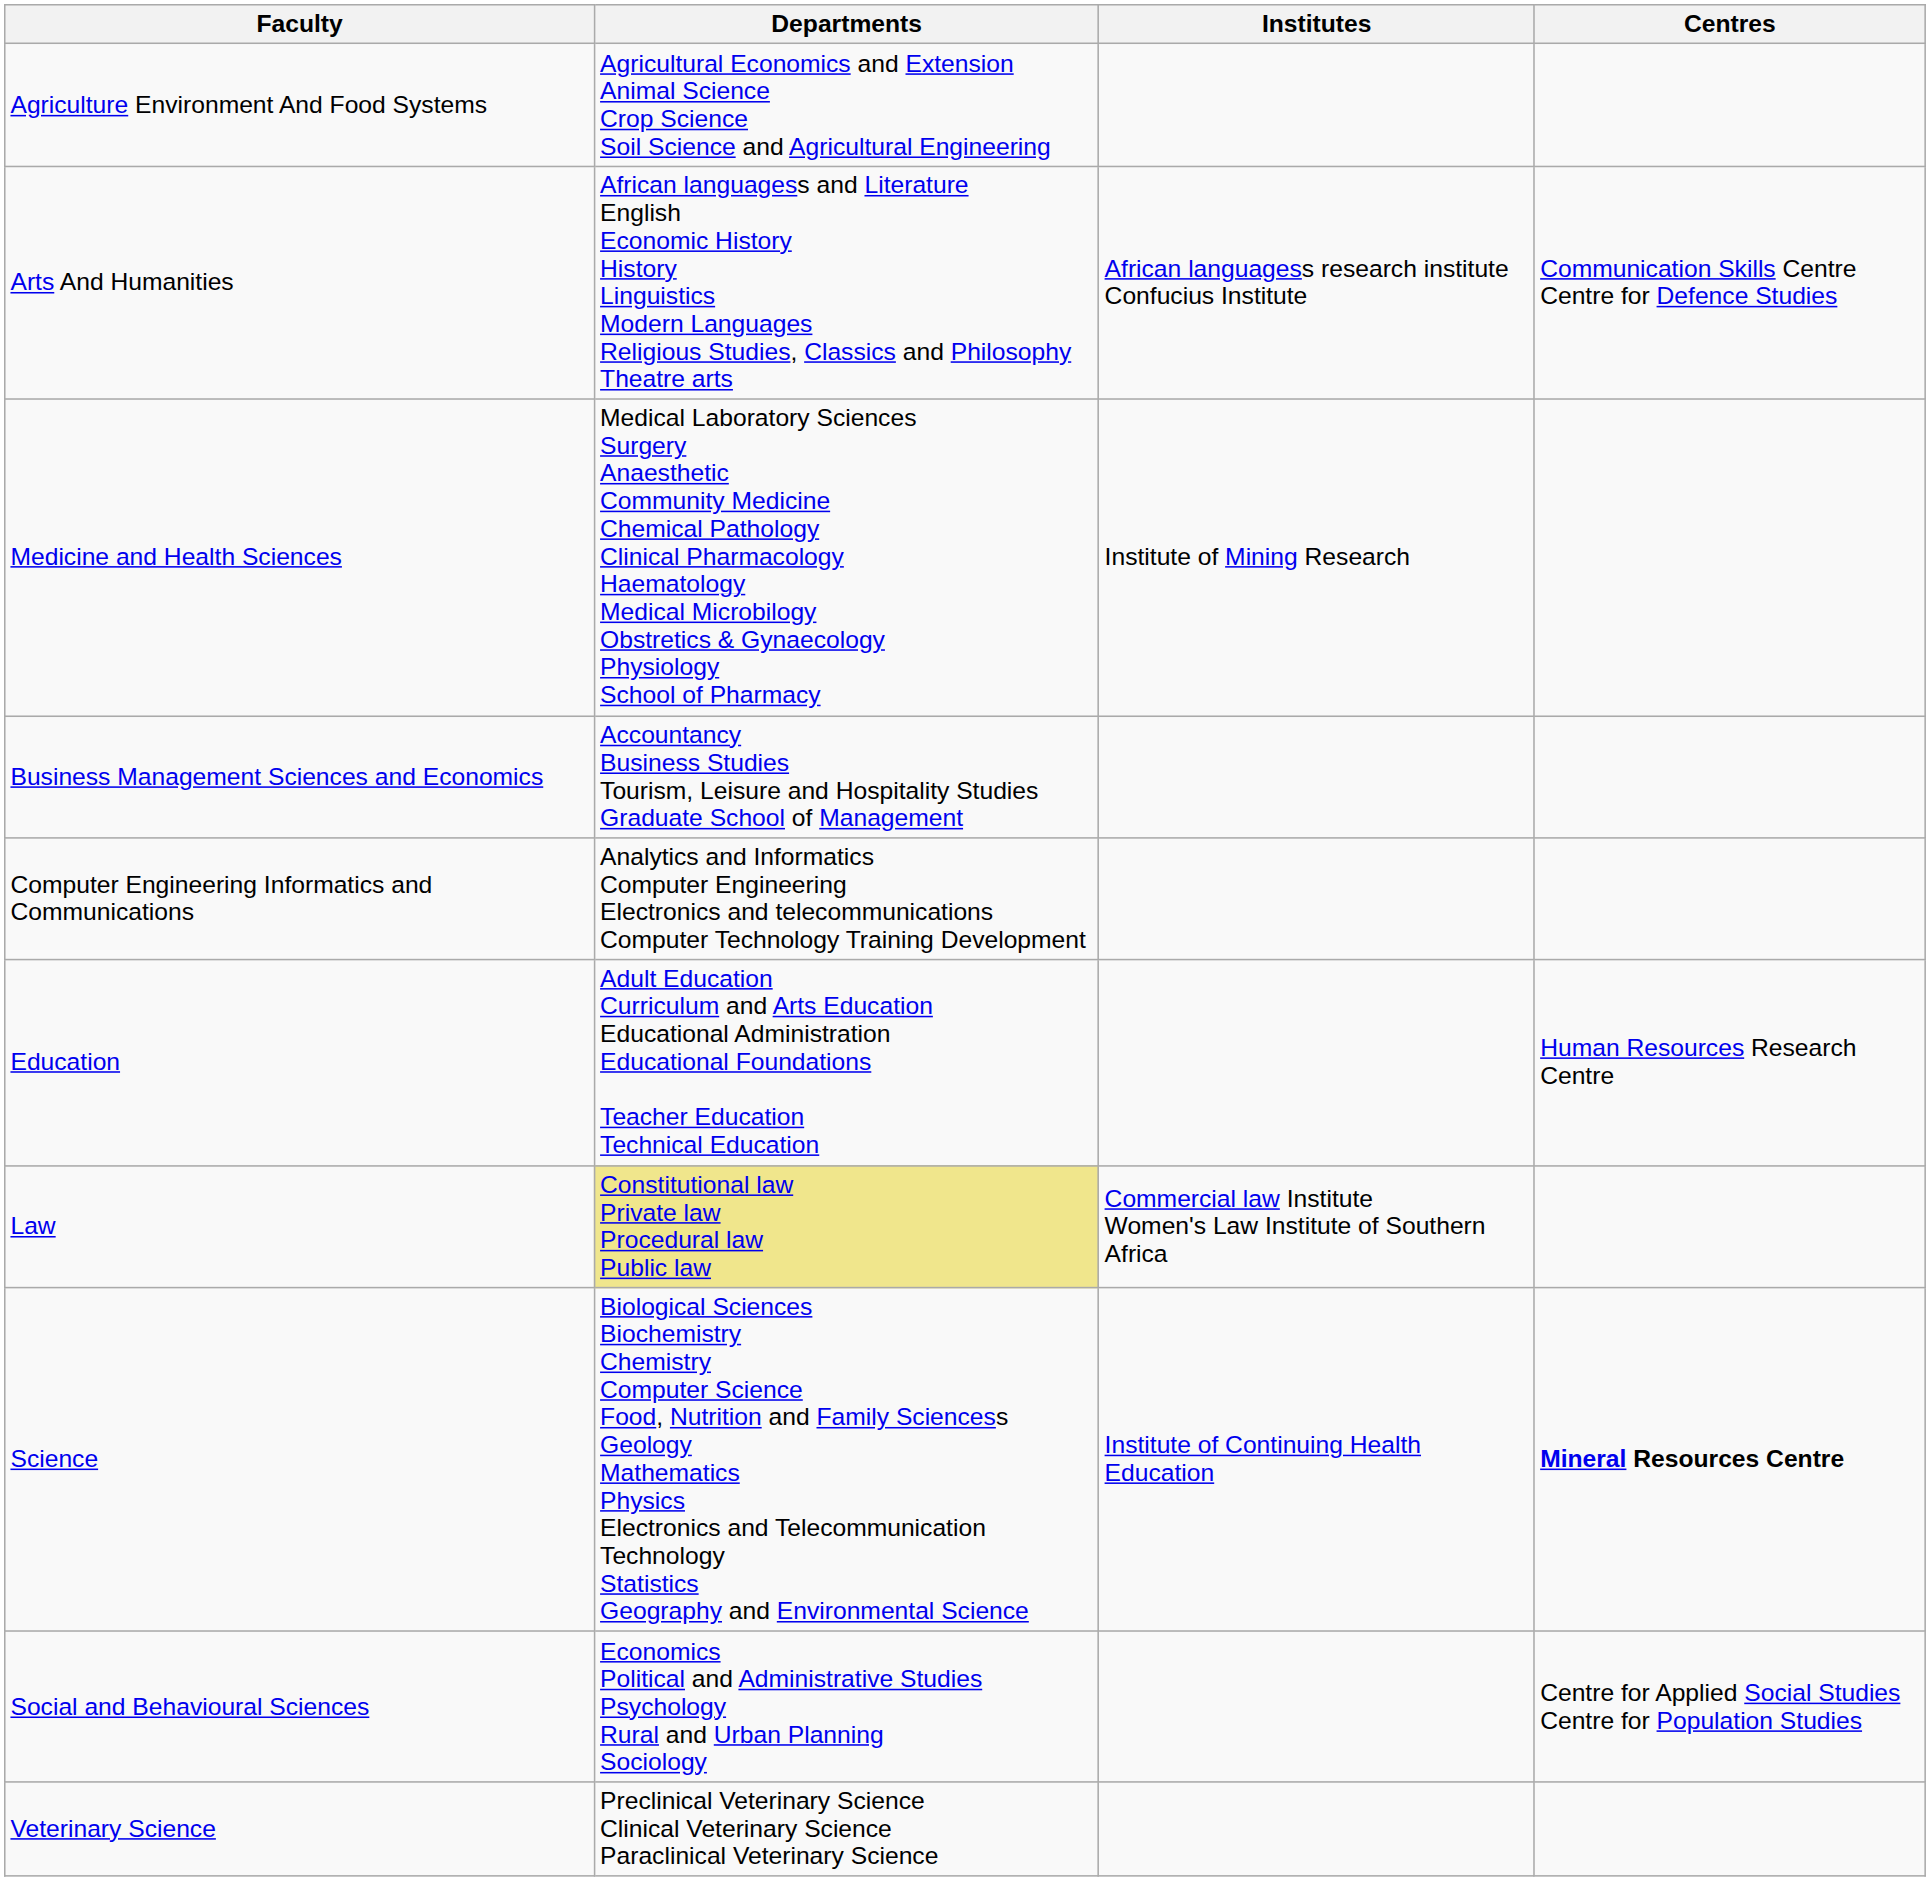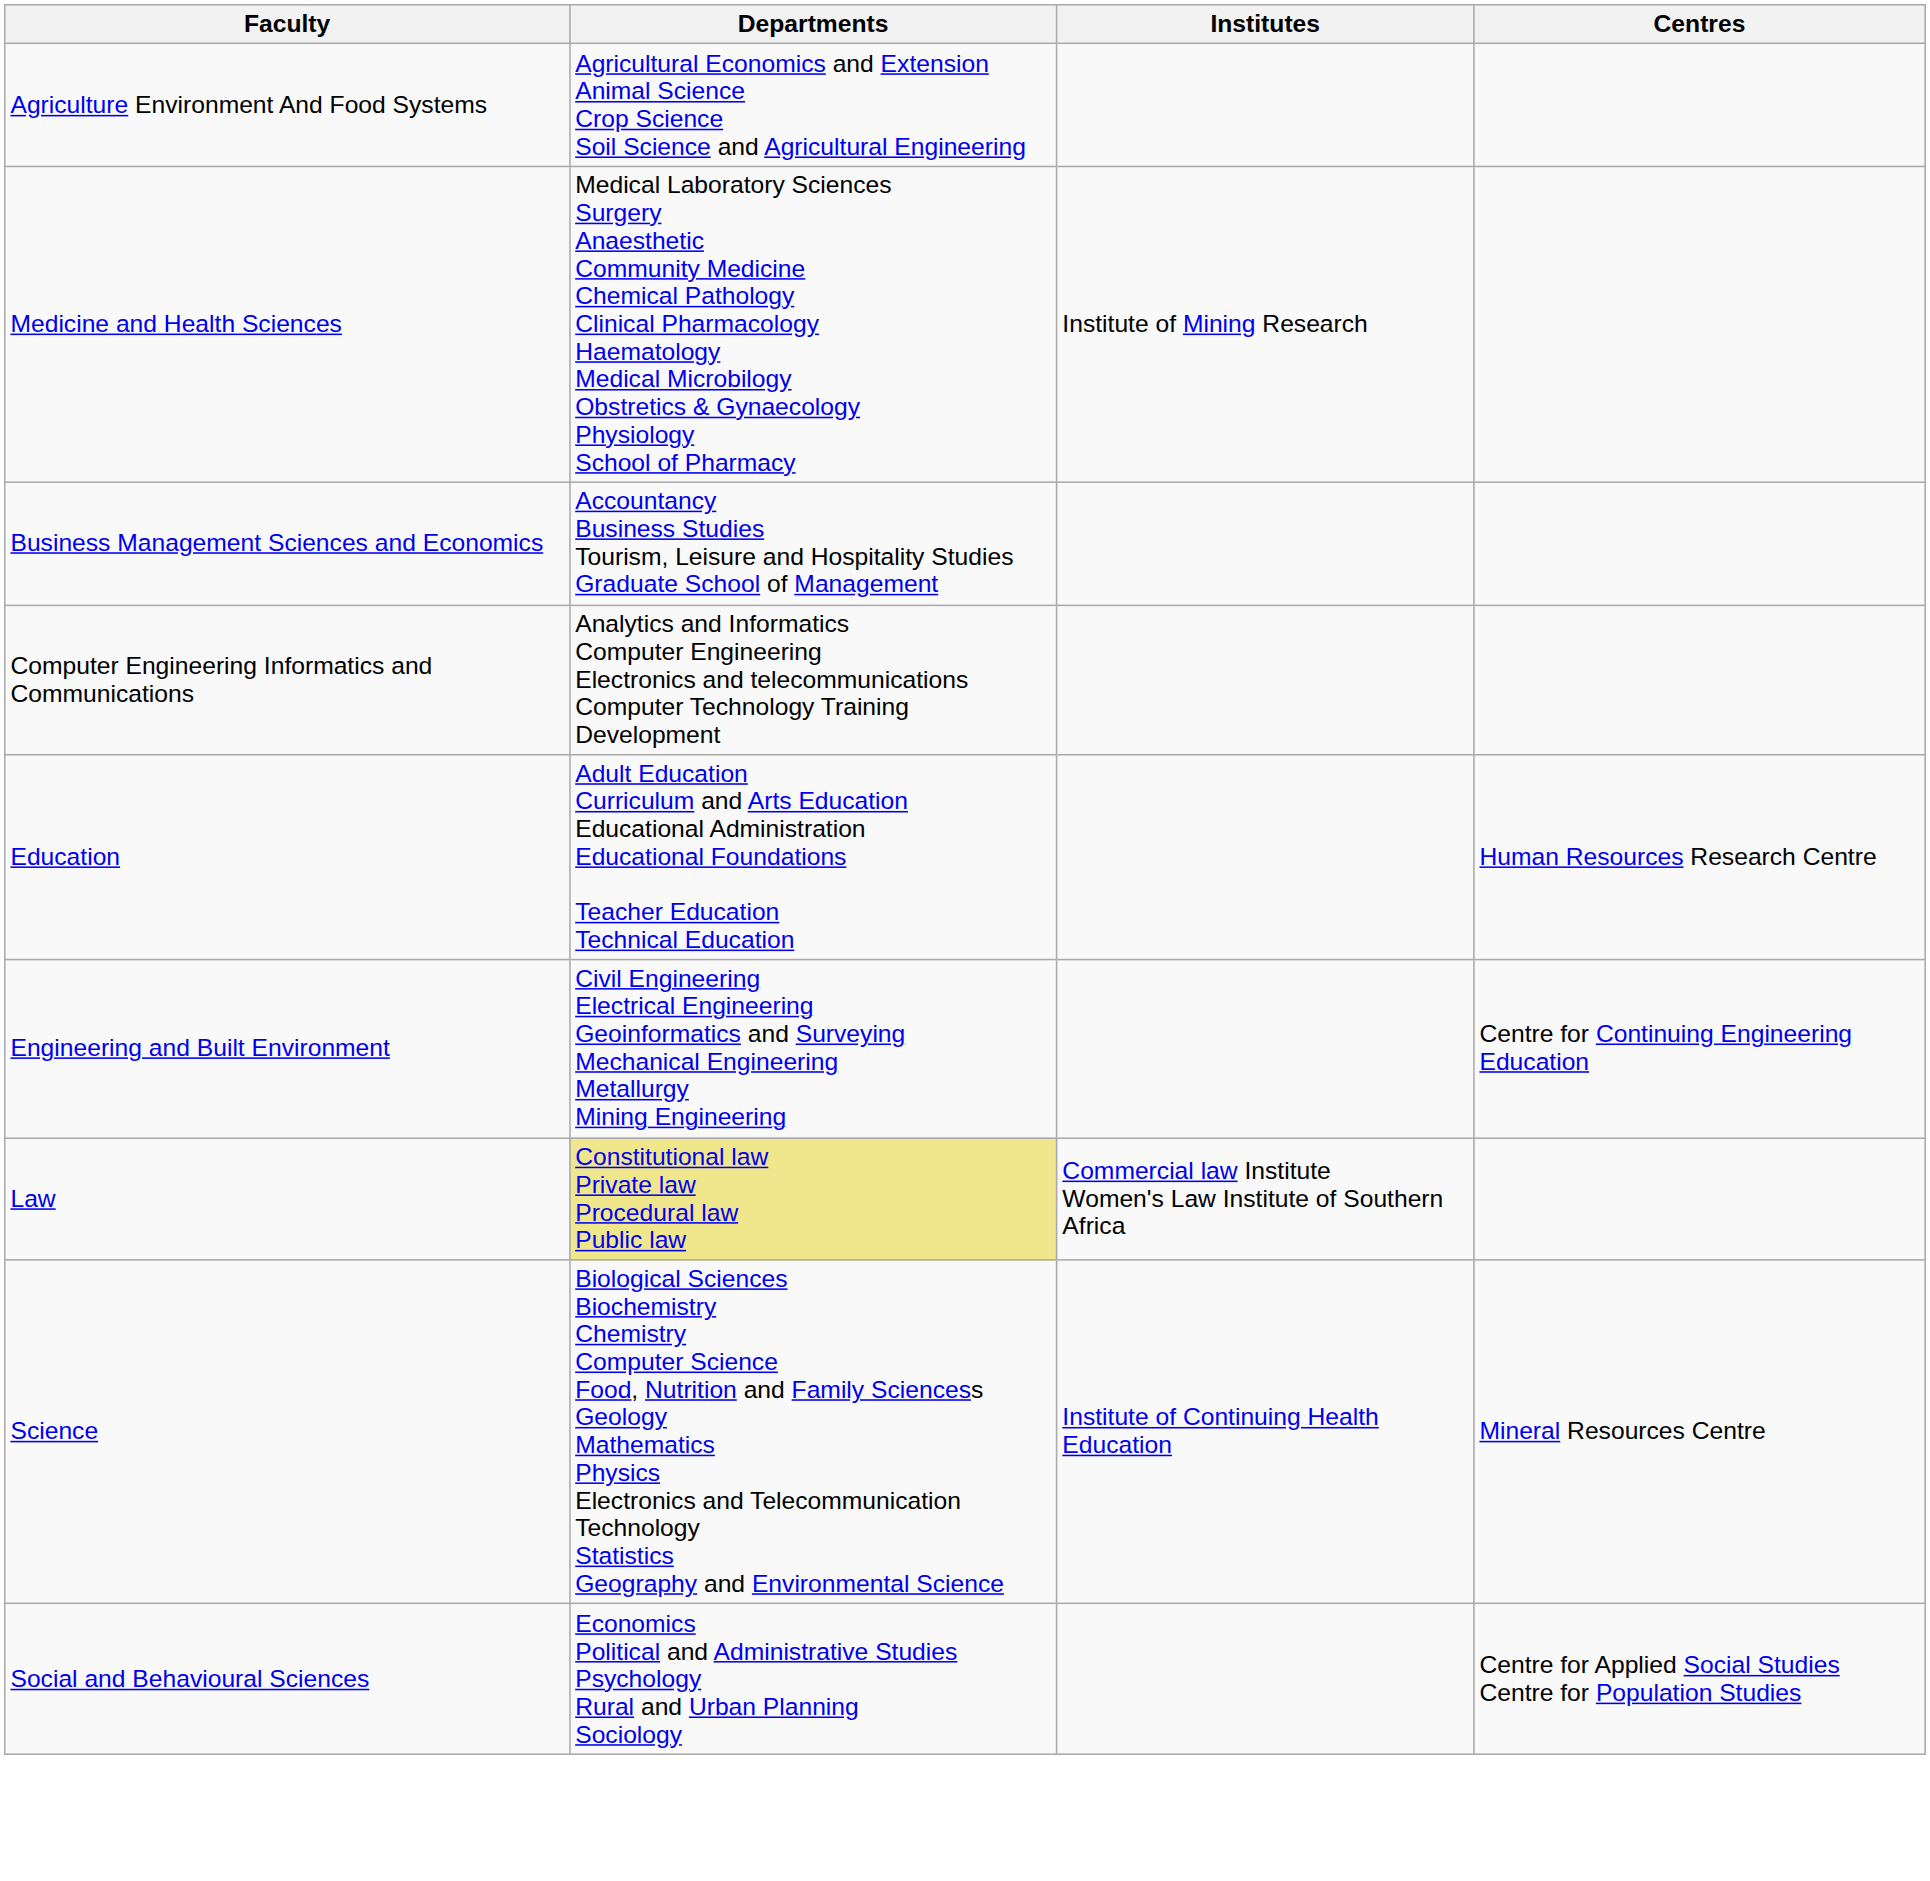- row: (122, 282)
+ row: (200, 1048)
(1692, 1459) bold -> (1623, 1431) normal
- row: (113, 1828)
